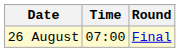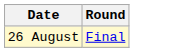- column: (105, 15)
